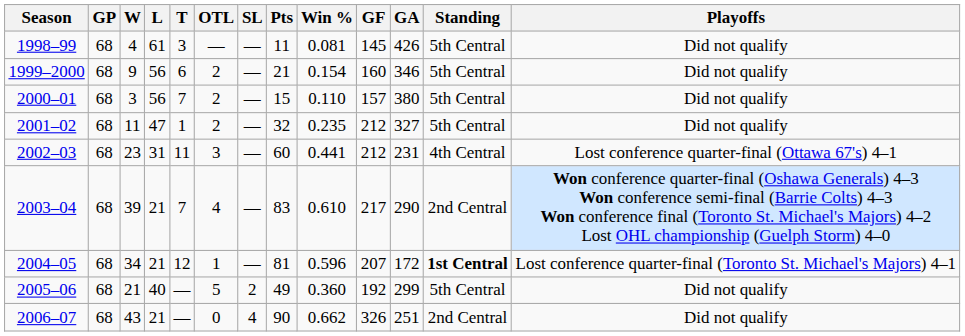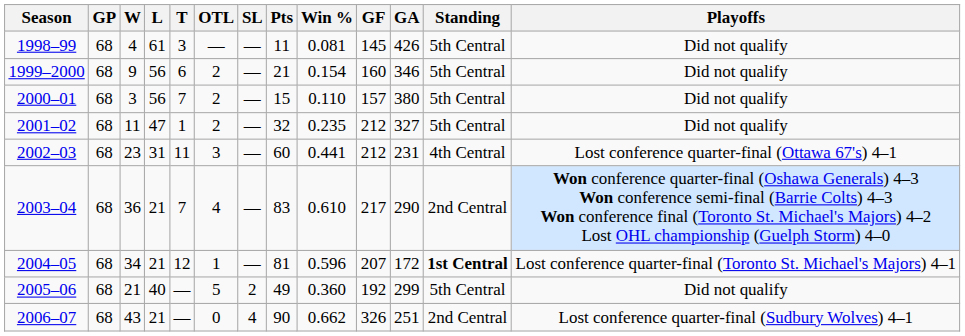(132, 207) 39 -> (132, 207) 36
(736, 317) Did not qualify -> (736, 317) Lost conference quarter-final (Sudbury Wolves) 4–1
